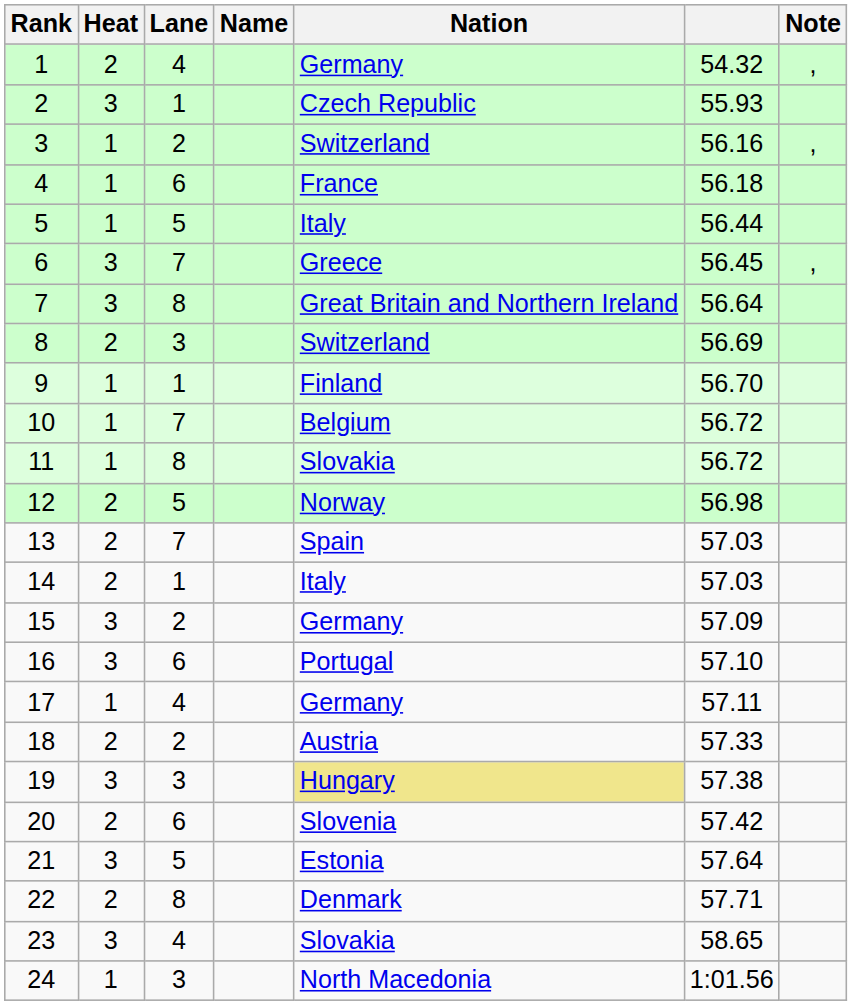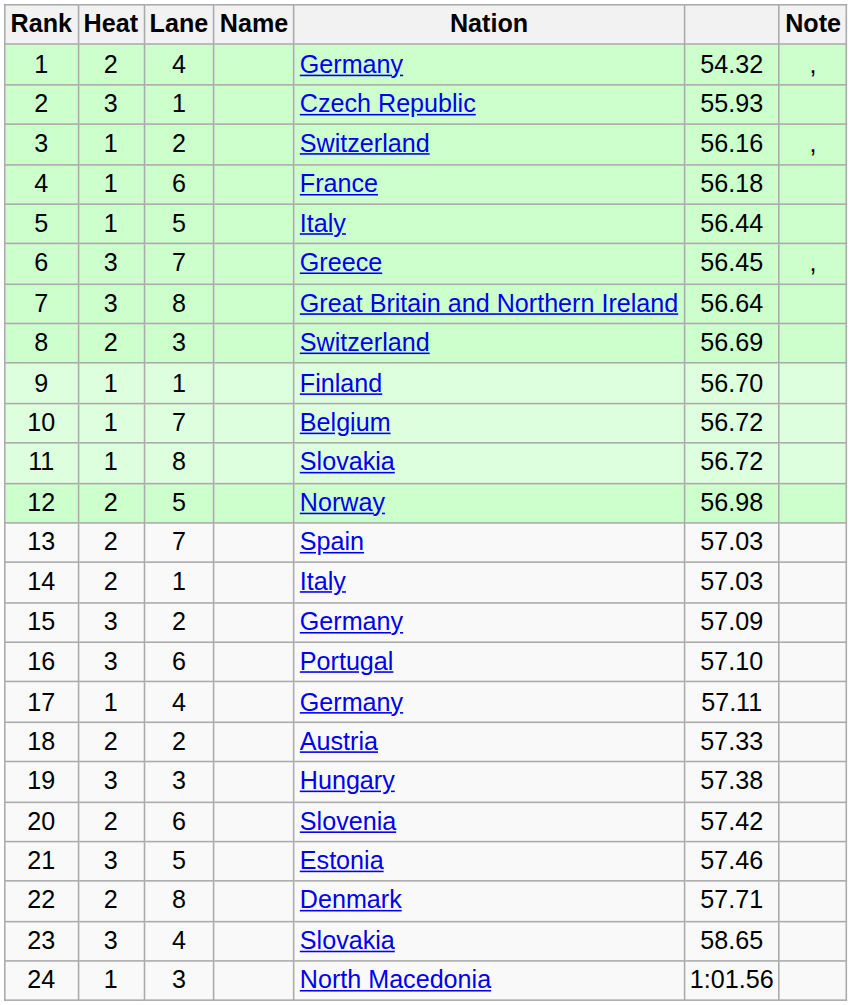(347, 781) khaki background -> (347, 781) no background
(732, 861) 57.64 -> (732, 861) 57.46
